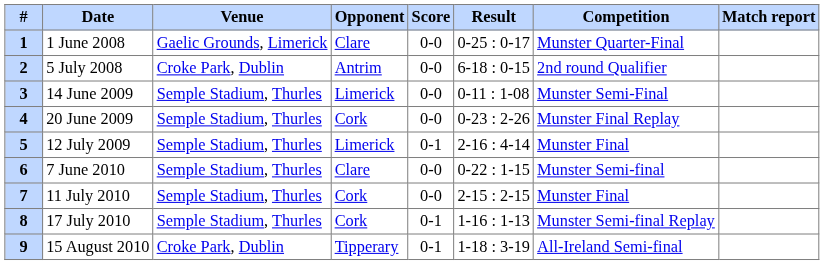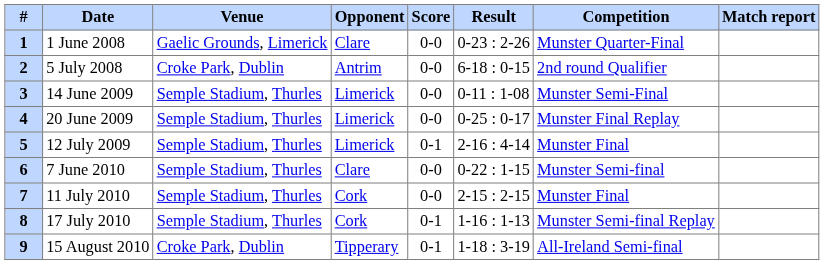(494, 42) 0-25 : 0-17 -> (494, 42) 0-23 : 2-26
(351, 119) Cork -> (365, 119) Limerick
(494, 119) 0-23 : 2-26 -> (494, 119) 0-25 : 0-17
